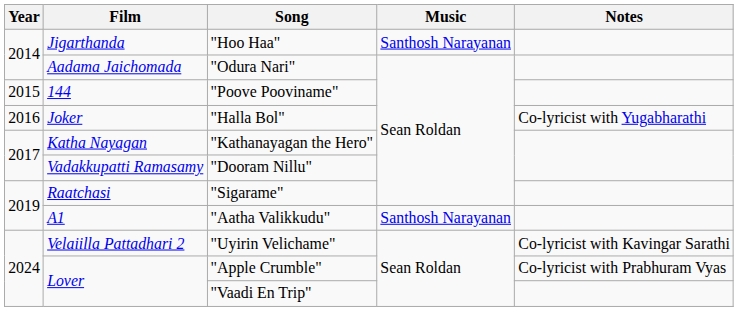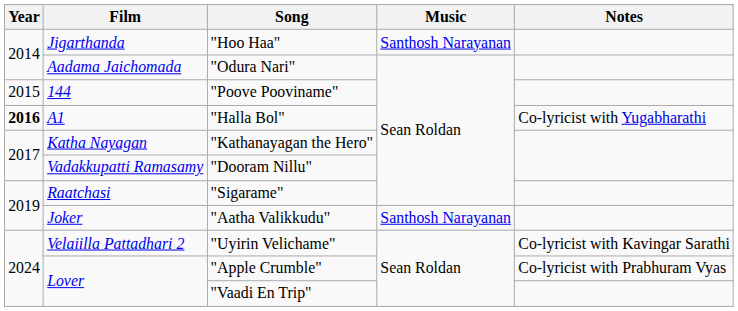(24, 117) normal -> (24, 117) bold
(65, 117) Joker -> (56, 117) A1
(56, 218) A1 -> (65, 218) Joker
